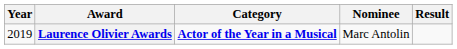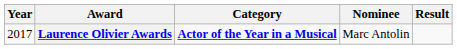(20, 34) 2019 -> (20, 34) 2017
